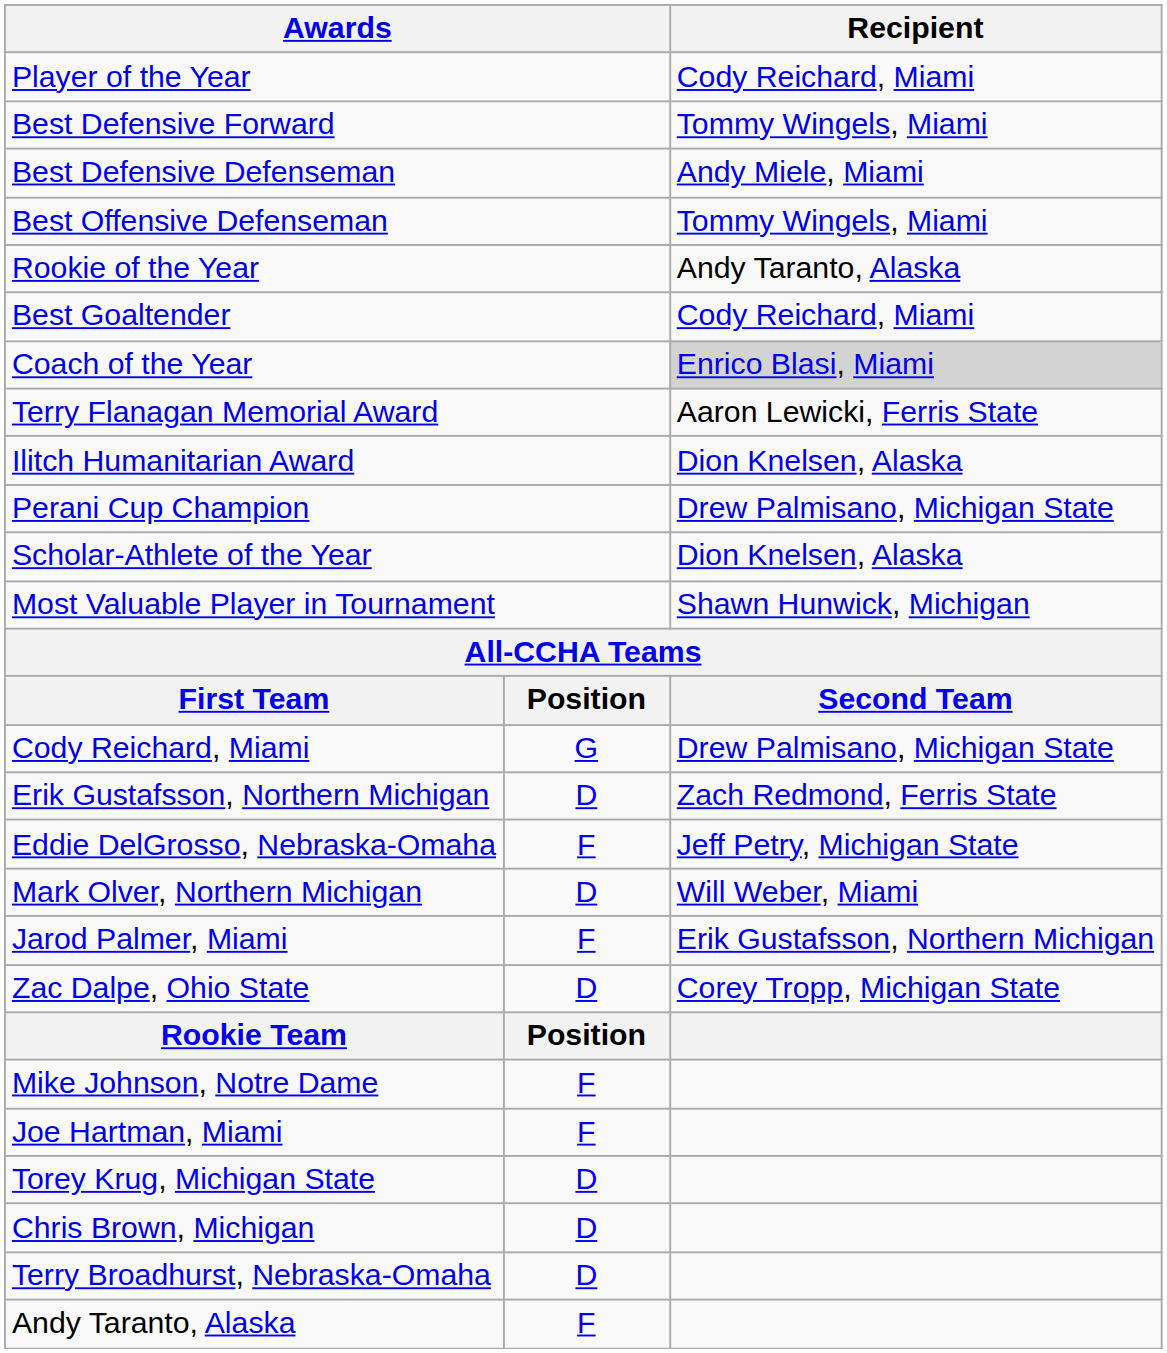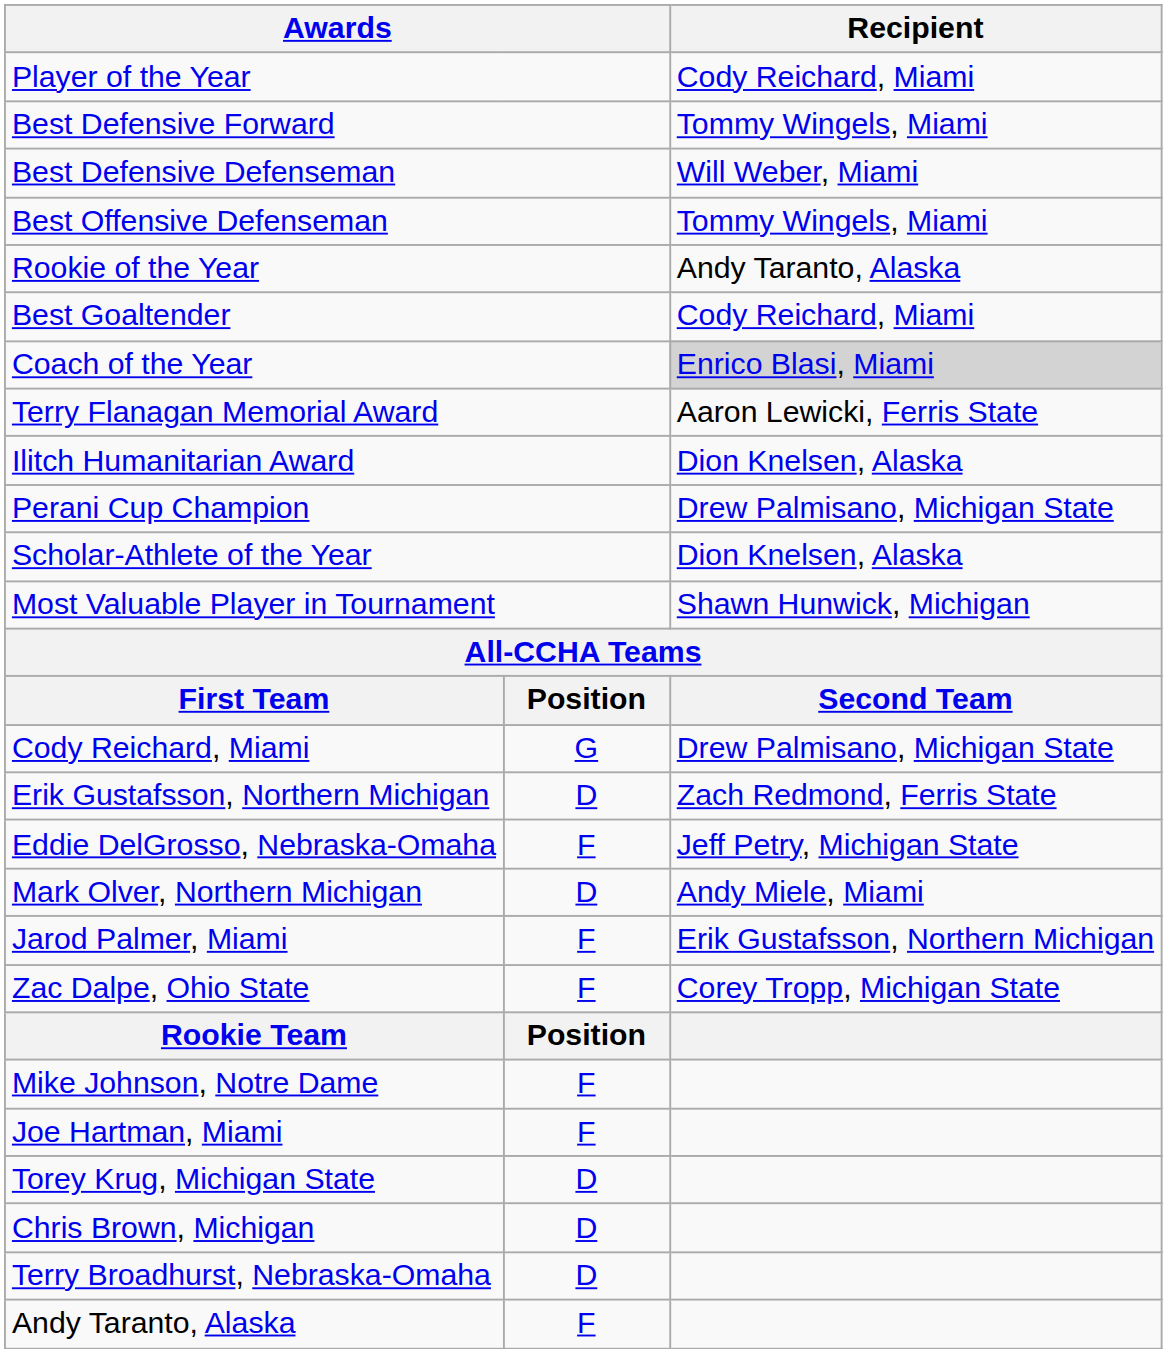(800, 172) Andy Miele, Miami -> (797, 172) Will Weber, Miami
(797, 891) Will Weber, Miami -> (800, 891) Andy Miele, Miami
(586, 987) D -> (586, 987) F
